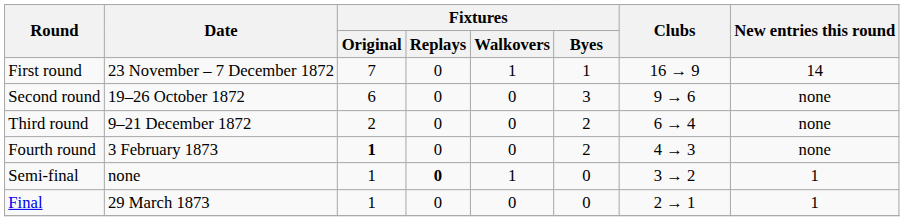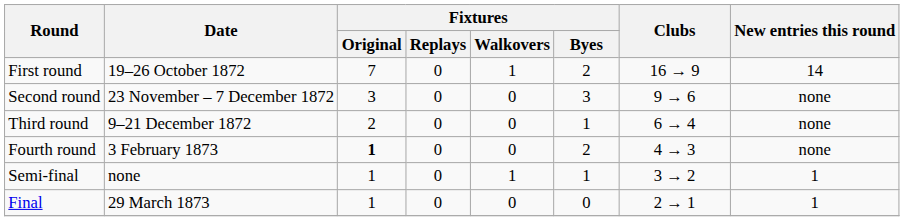(221, 70) 23 November – 7 December 1872 -> (176, 70) 19–26 October 1872
(586, 70) 1 -> (586, 70) 2
(176, 96) 19–26 October 1872 -> (221, 96) 23 November – 7 December 1872
(372, 96) 6 -> (372, 96) 3
(586, 123) 2 -> (586, 123) 1
(438, 176) bold -> (438, 176) normal
(586, 176) 0 -> (586, 176) 1
